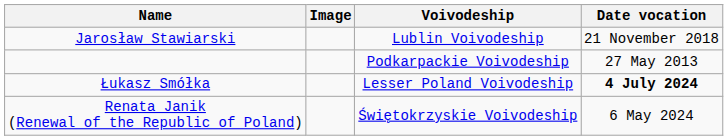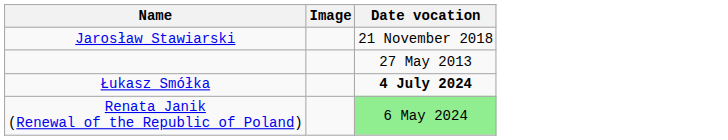- column: (468, 16)
(651, 116) no background -> (426, 116) lightgreen background
